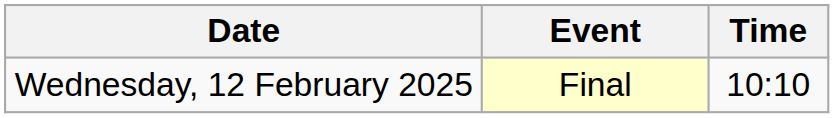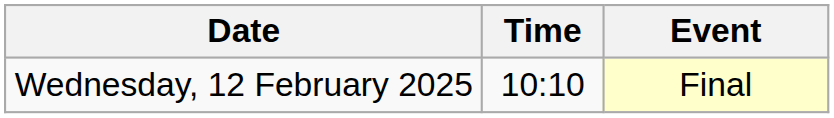columns swapped: (768, 31) <-> (595, 31)
